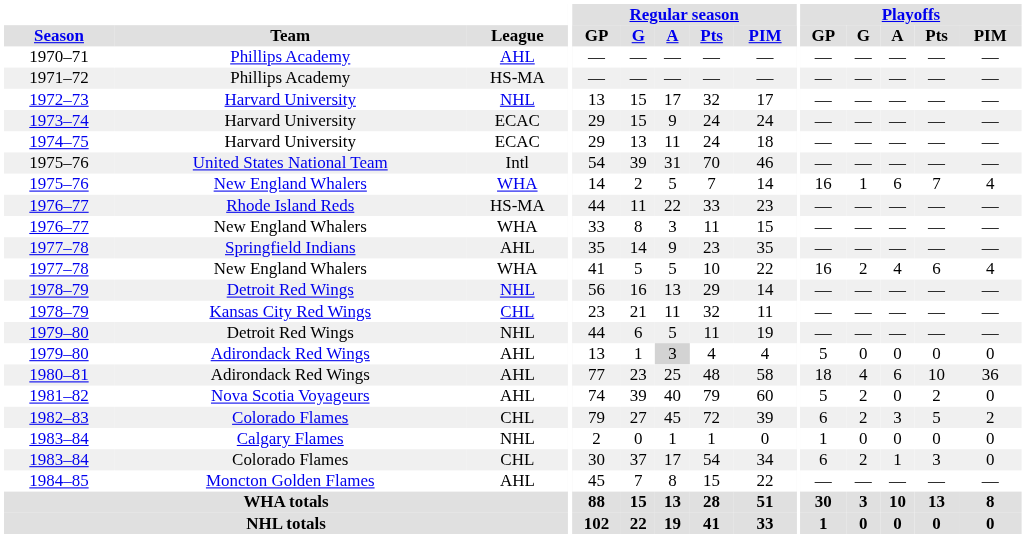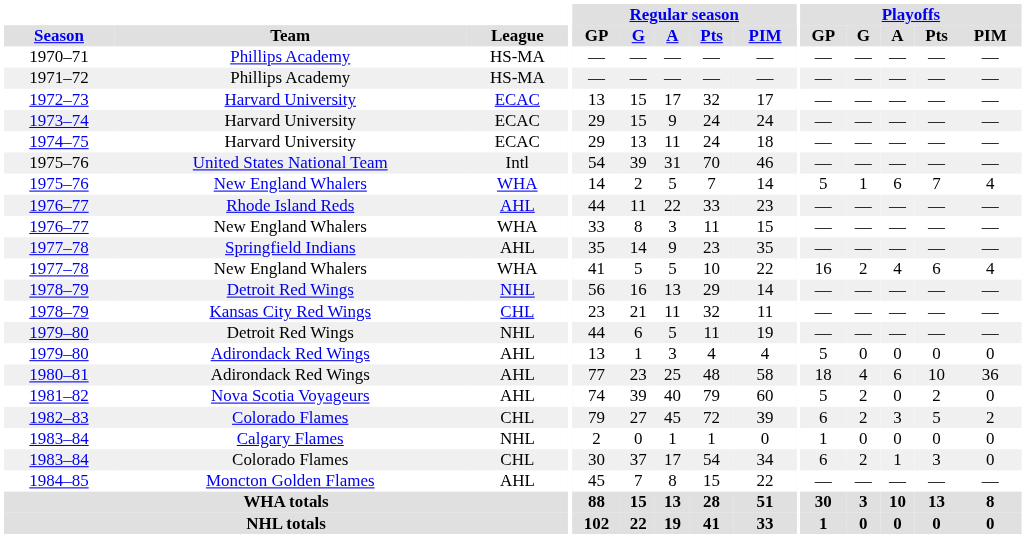(517, 56) AHL -> (517, 56) HS-MA
(517, 99) NHL -> (517, 99) ECAC
(823, 184) 16 -> (823, 184) 5
(517, 205) HS-MA -> (517, 205) AHL
(672, 353) lightgrey background -> (672, 353) no background
